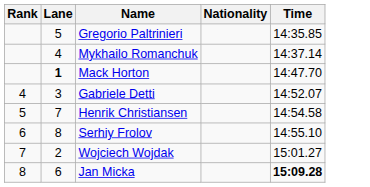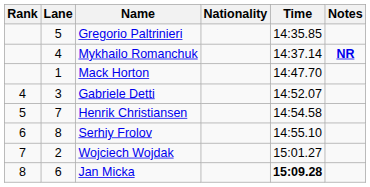+ column: (345, 14)
(58, 73) bold -> (58, 73) normal
